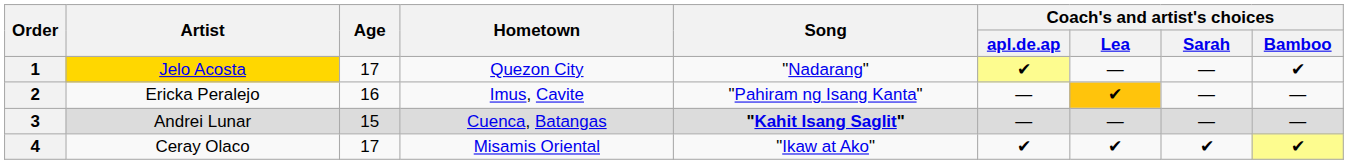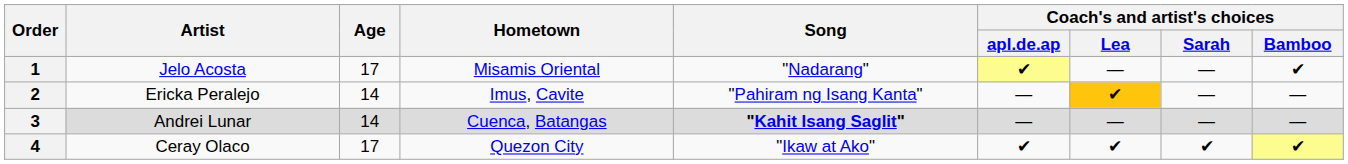(203, 69) gold background -> (203, 69) no background
(537, 69) Quezon City -> (537, 69) Misamis Oriental
(370, 95) 16 -> (370, 95) 14
(370, 121) 15 -> (370, 121) 14
(537, 147) Misamis Oriental -> (537, 147) Quezon City
